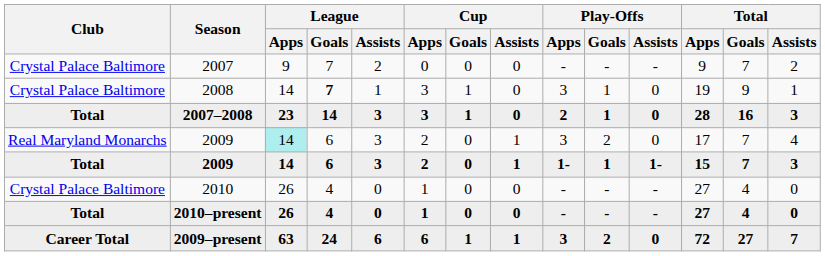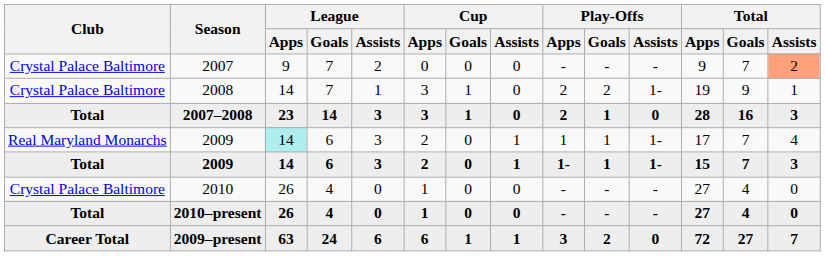(794, 66) no background -> (794, 66) lightsalmon background
(329, 90) bold -> (329, 90) normal
(563, 90) 3 -> (563, 90) 2
(607, 90) 1 -> (607, 90) 2
(655, 90) 0 -> (655, 90) 1-
(563, 139) 3 -> (563, 139) 1
(607, 139) 2 -> (607, 139) 1
(655, 139) 0 -> (655, 139) 1-
